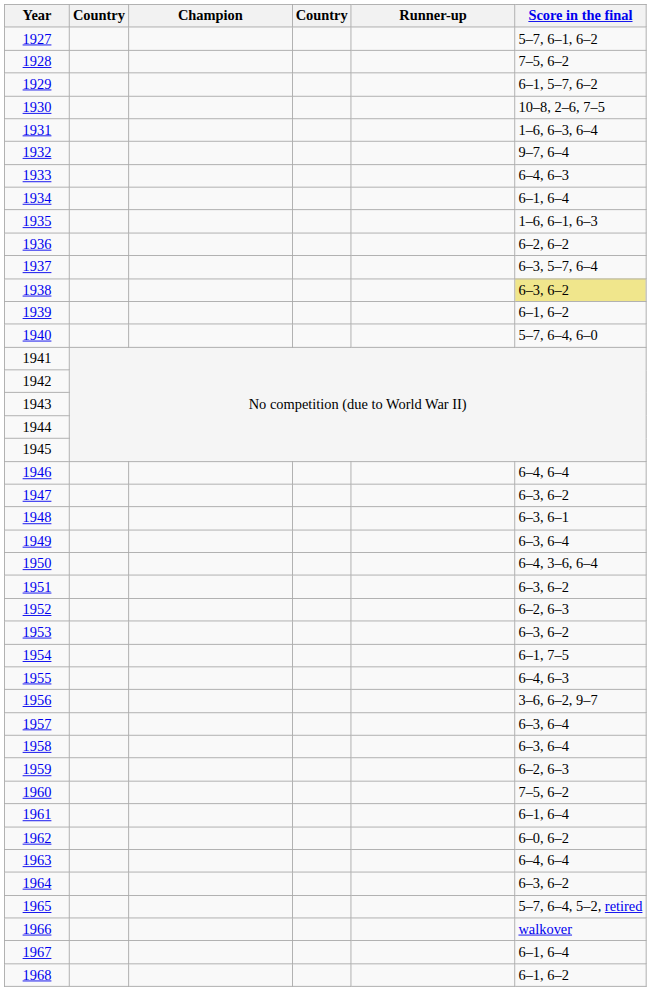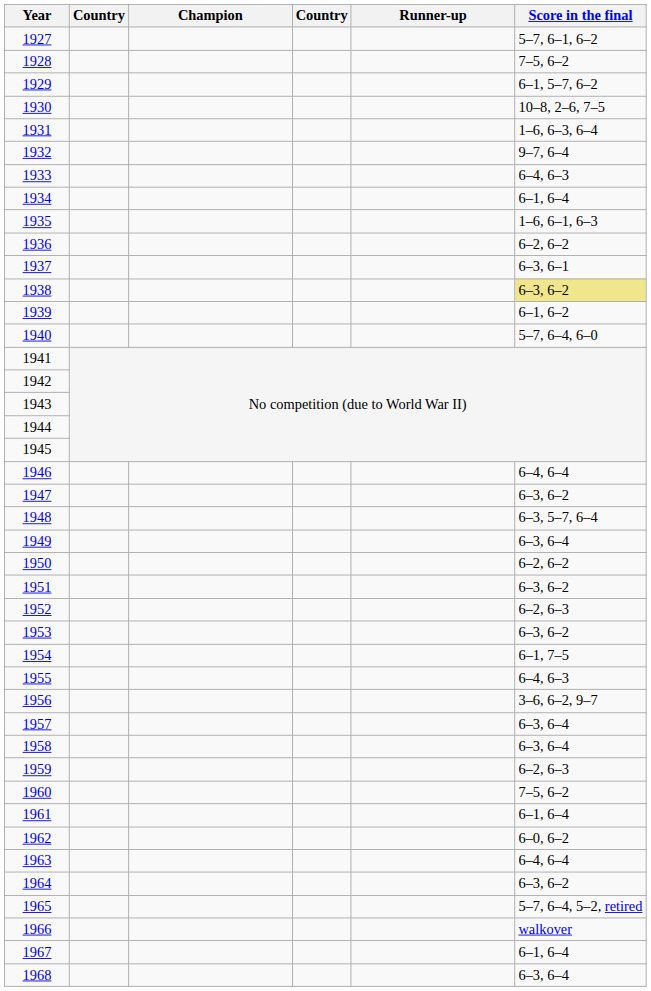(558, 267) 6–3, 5–7, 6–4 -> (544, 267) 6–3, 6–1
(544, 518) 6–3, 6–1 -> (558, 518) 6–3, 5–7, 6–4
(558, 564) 6–4, 3–6, 6–4 -> (544, 564) 6–2, 6–2
(544, 975) 6–1, 6–2 -> (544, 975) 6–3, 6–4
